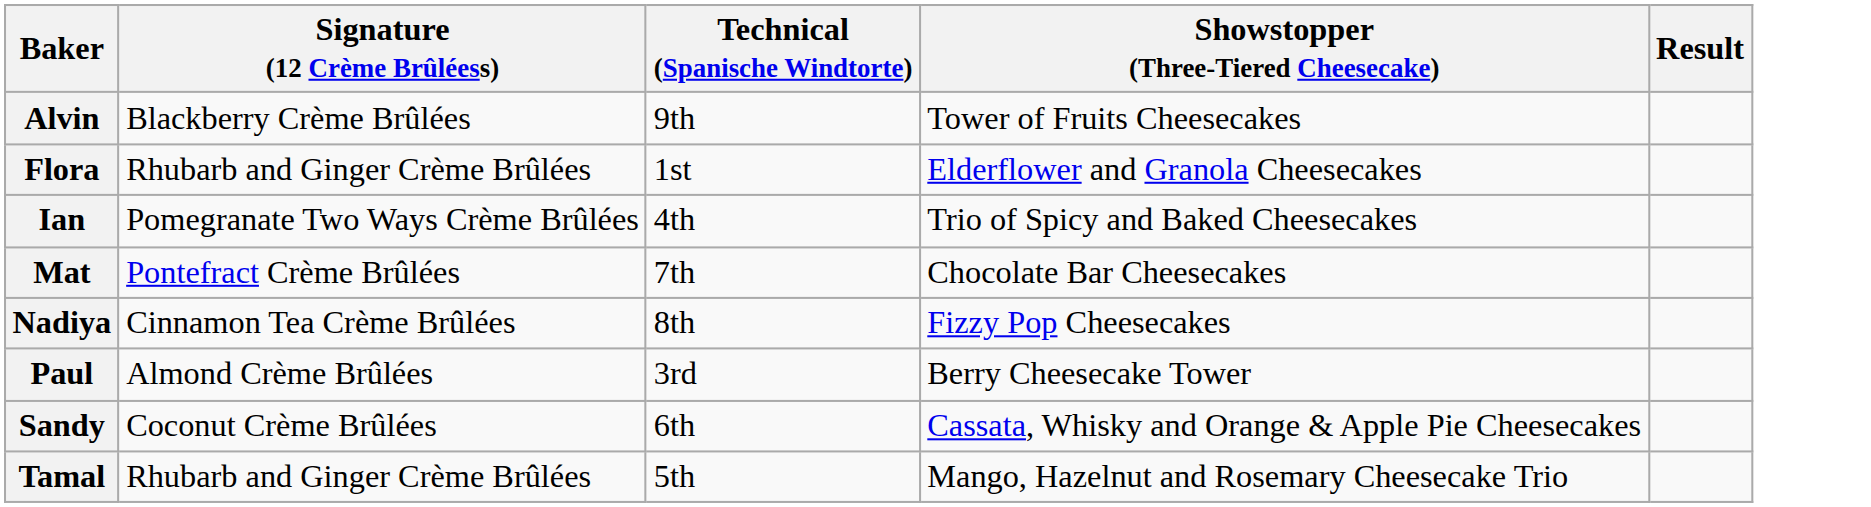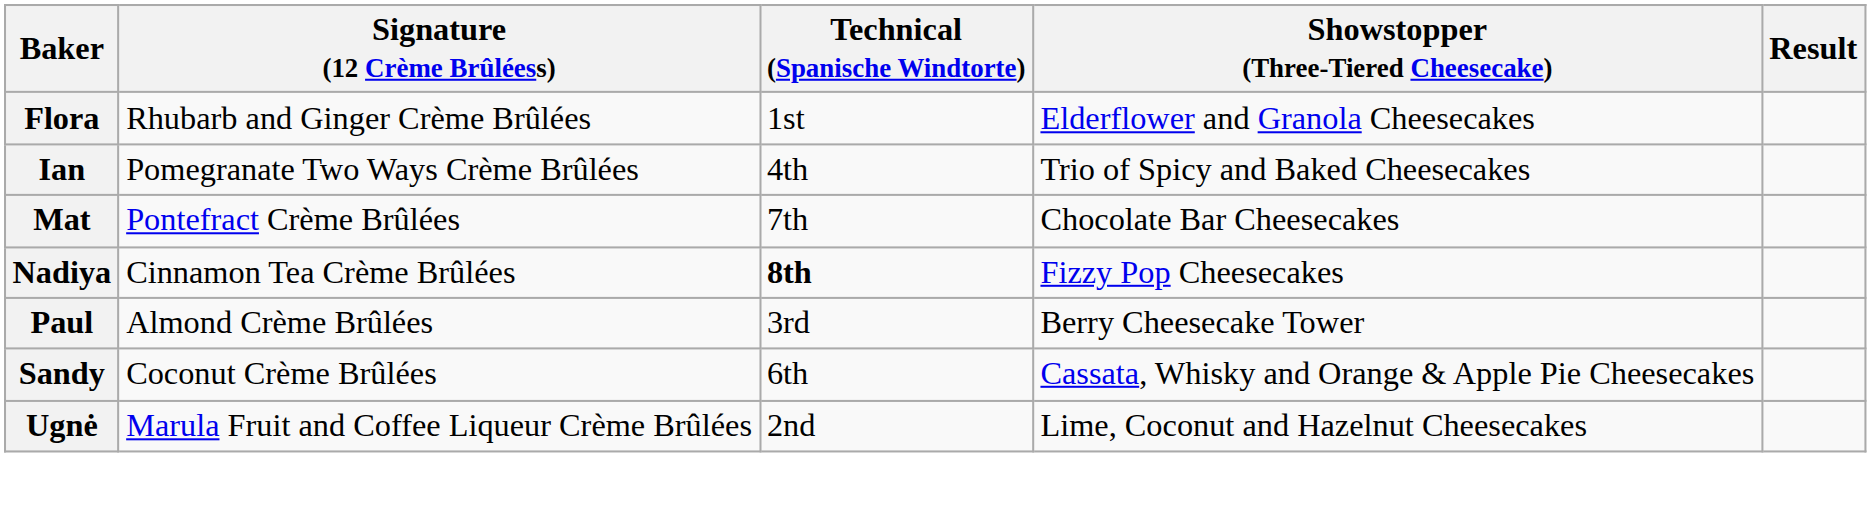- row: (62, 117)
(674, 322) normal -> (789, 271) bold
- row: (62, 476)
+ row: (62, 425)
